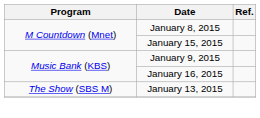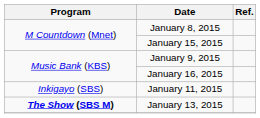+ row: (185, 89)
(71, 89) normal -> (71, 105) bold
